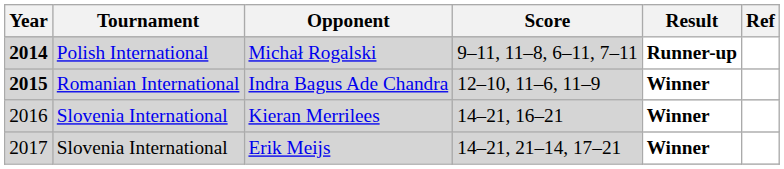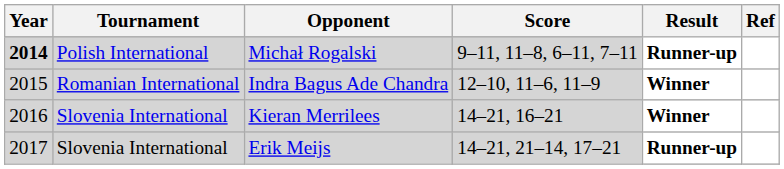(28, 84) bold -> (28, 84) normal
(678, 148) Winner -> (692, 148) Runner-up
